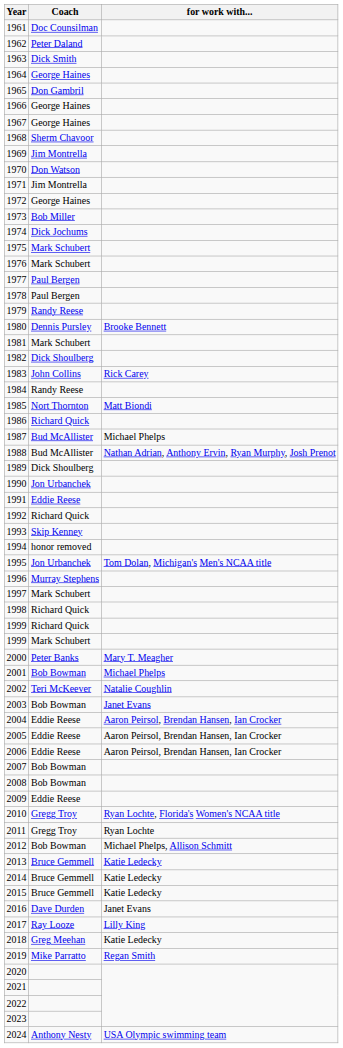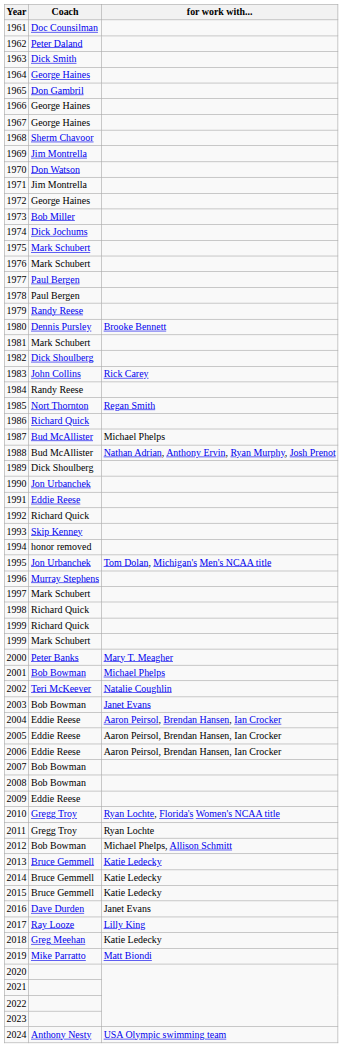(128, 405) Matt Biondi -> (129, 405) Regan Smith
(129, 956) Regan Smith -> (128, 956) Matt Biondi
